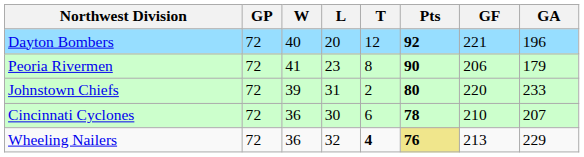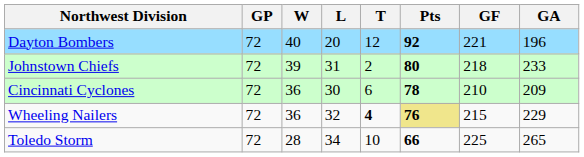- row: (60, 66)
(475, 90) 220 -> (475, 66) 218
(534, 115) 207 -> (534, 90) 209
(475, 139) 213 -> (475, 115) 215
+ row: (50, 139)
